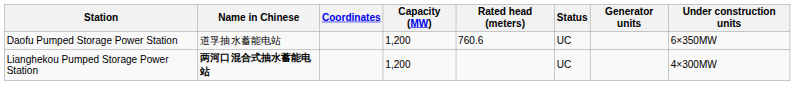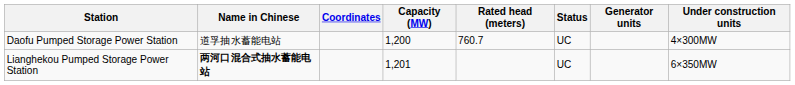(471, 40) 760.6 -> (471, 40) 760.7
(694, 40) 6×350MW -> (694, 40) 4×300MW
(398, 65) 1,200 -> (398, 65) 1,201
(694, 65) 4×300MW -> (694, 65) 6×350MW
